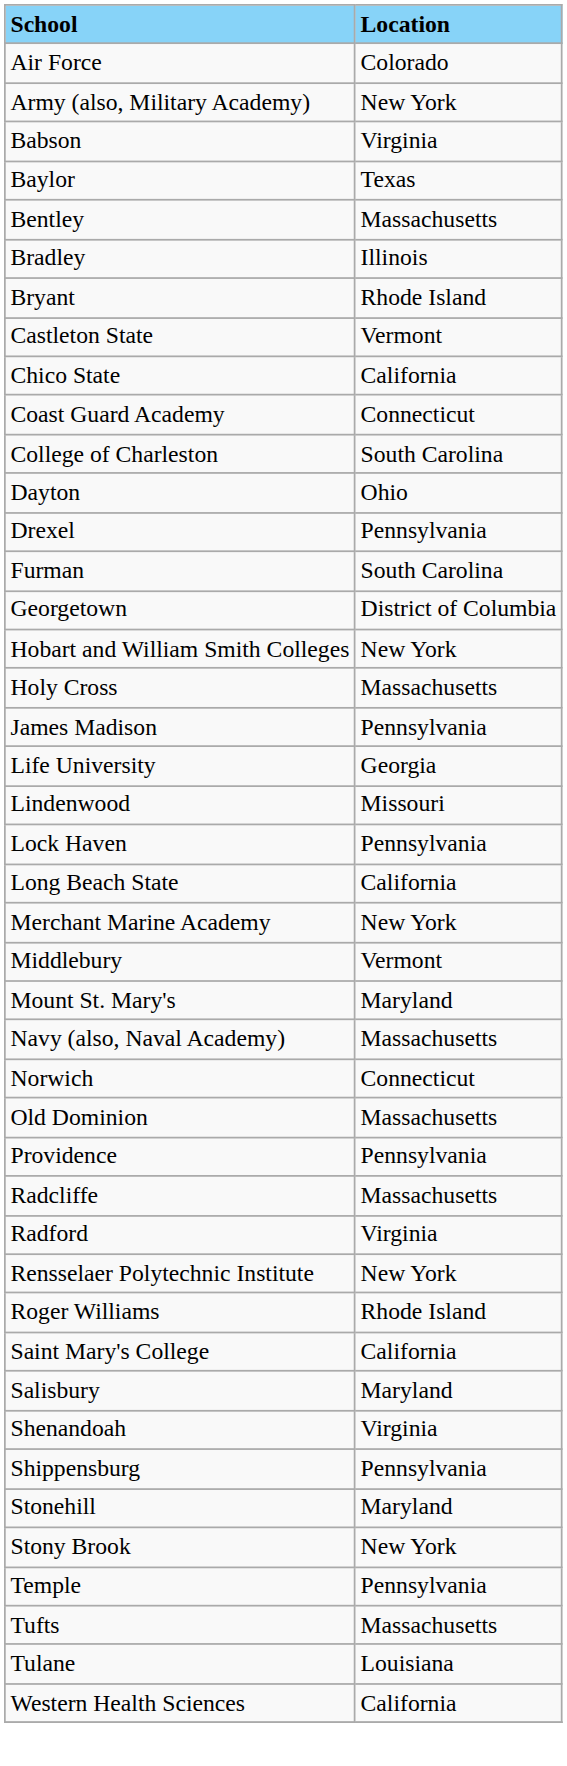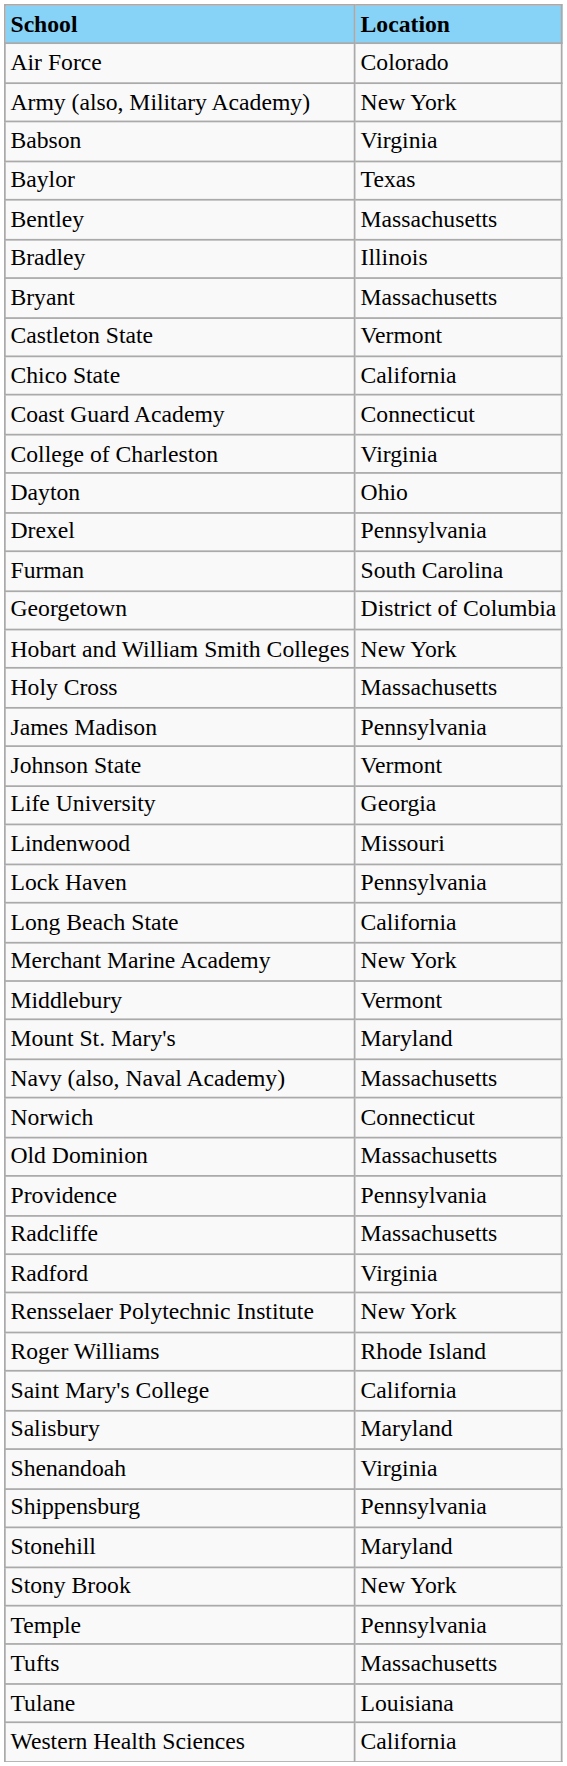(423, 296) Rhode Island -> (429, 296) Massachusetts
(432, 453) South Carolina -> (399, 453) Virginia
+ row: (76, 765)
